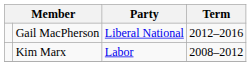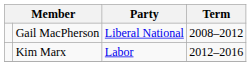(216, 33) 2012–2016 -> (216, 33) 2008–2012
(216, 52) 2008–2012 -> (216, 52) 2012–2016
